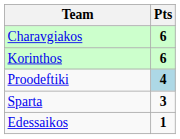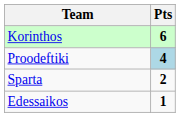- row: (45, 36)
(163, 101) 3 -> (163, 79) 2
